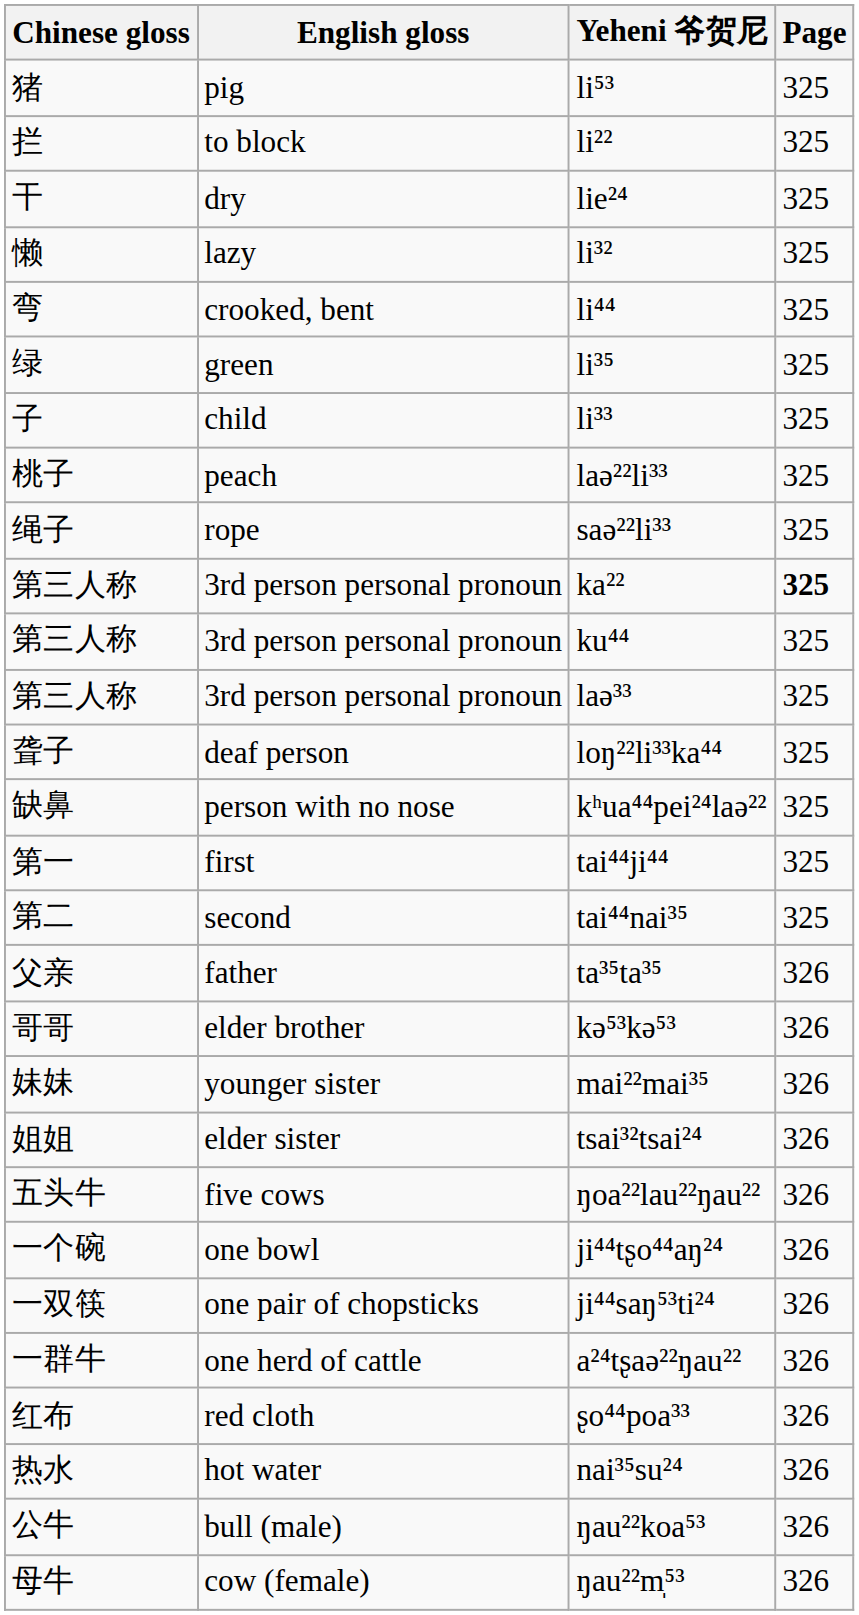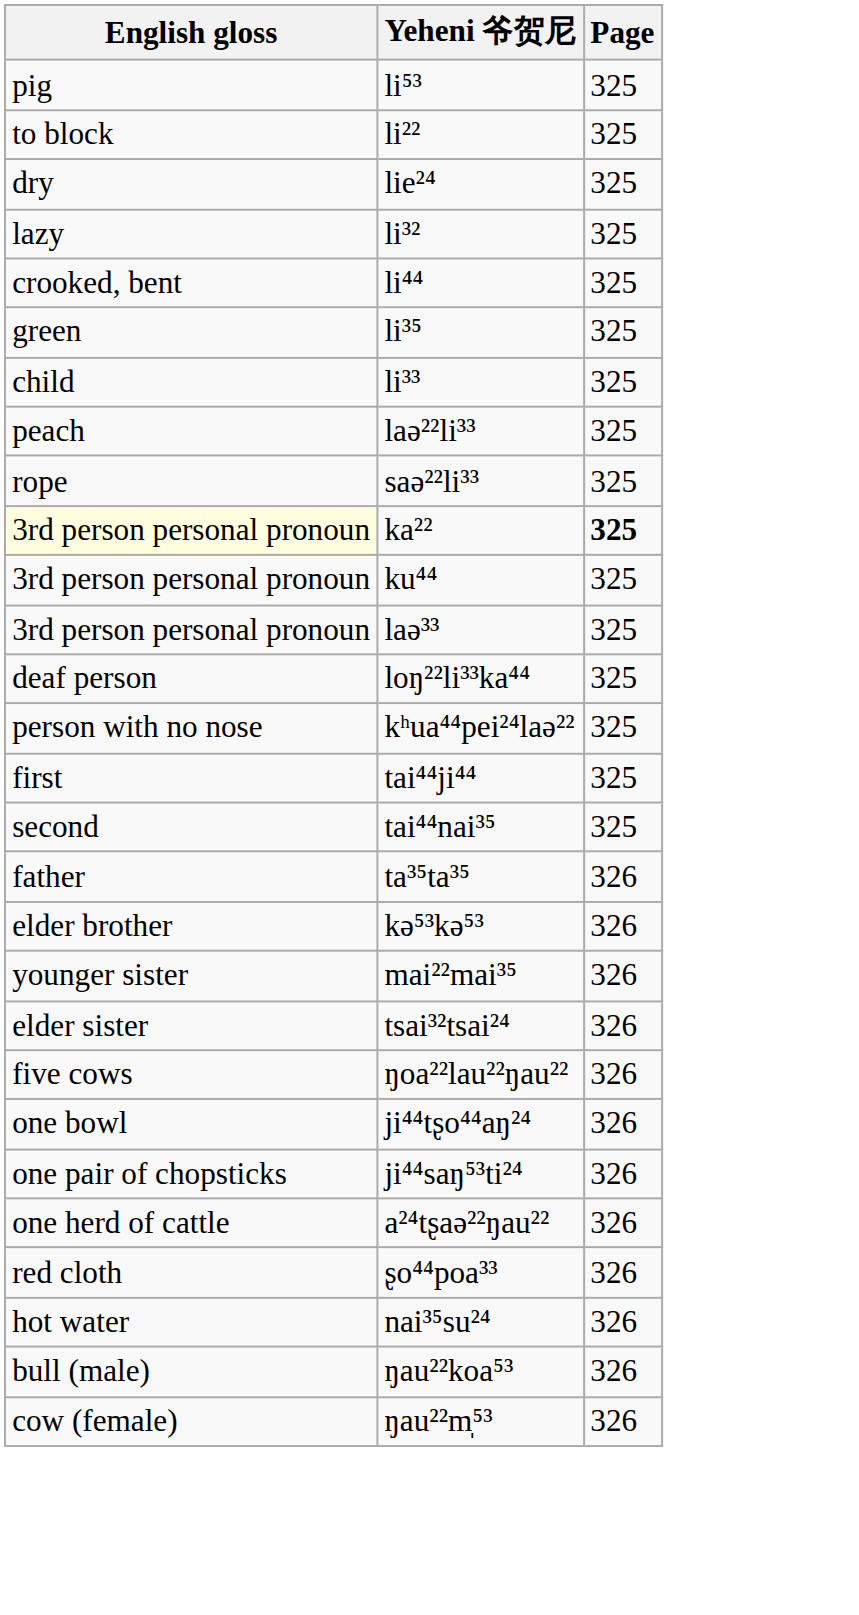- column: (101, 32)
(383, 585) no background -> (191, 529) lightyellow background
